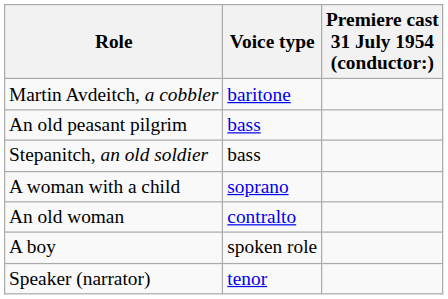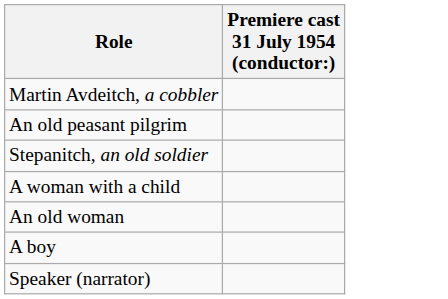- column: (272, 41)
